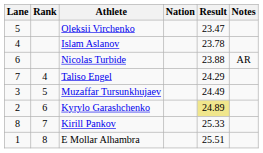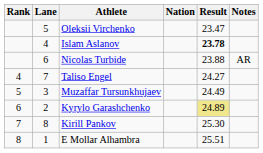columns swapped: (45, 12) <-> (18, 12)
(213, 44) normal -> (213, 44) bold
(213, 76) 24.29 -> (213, 76) 24.27
(213, 124) 25.33 -> (213, 124) 25.30
